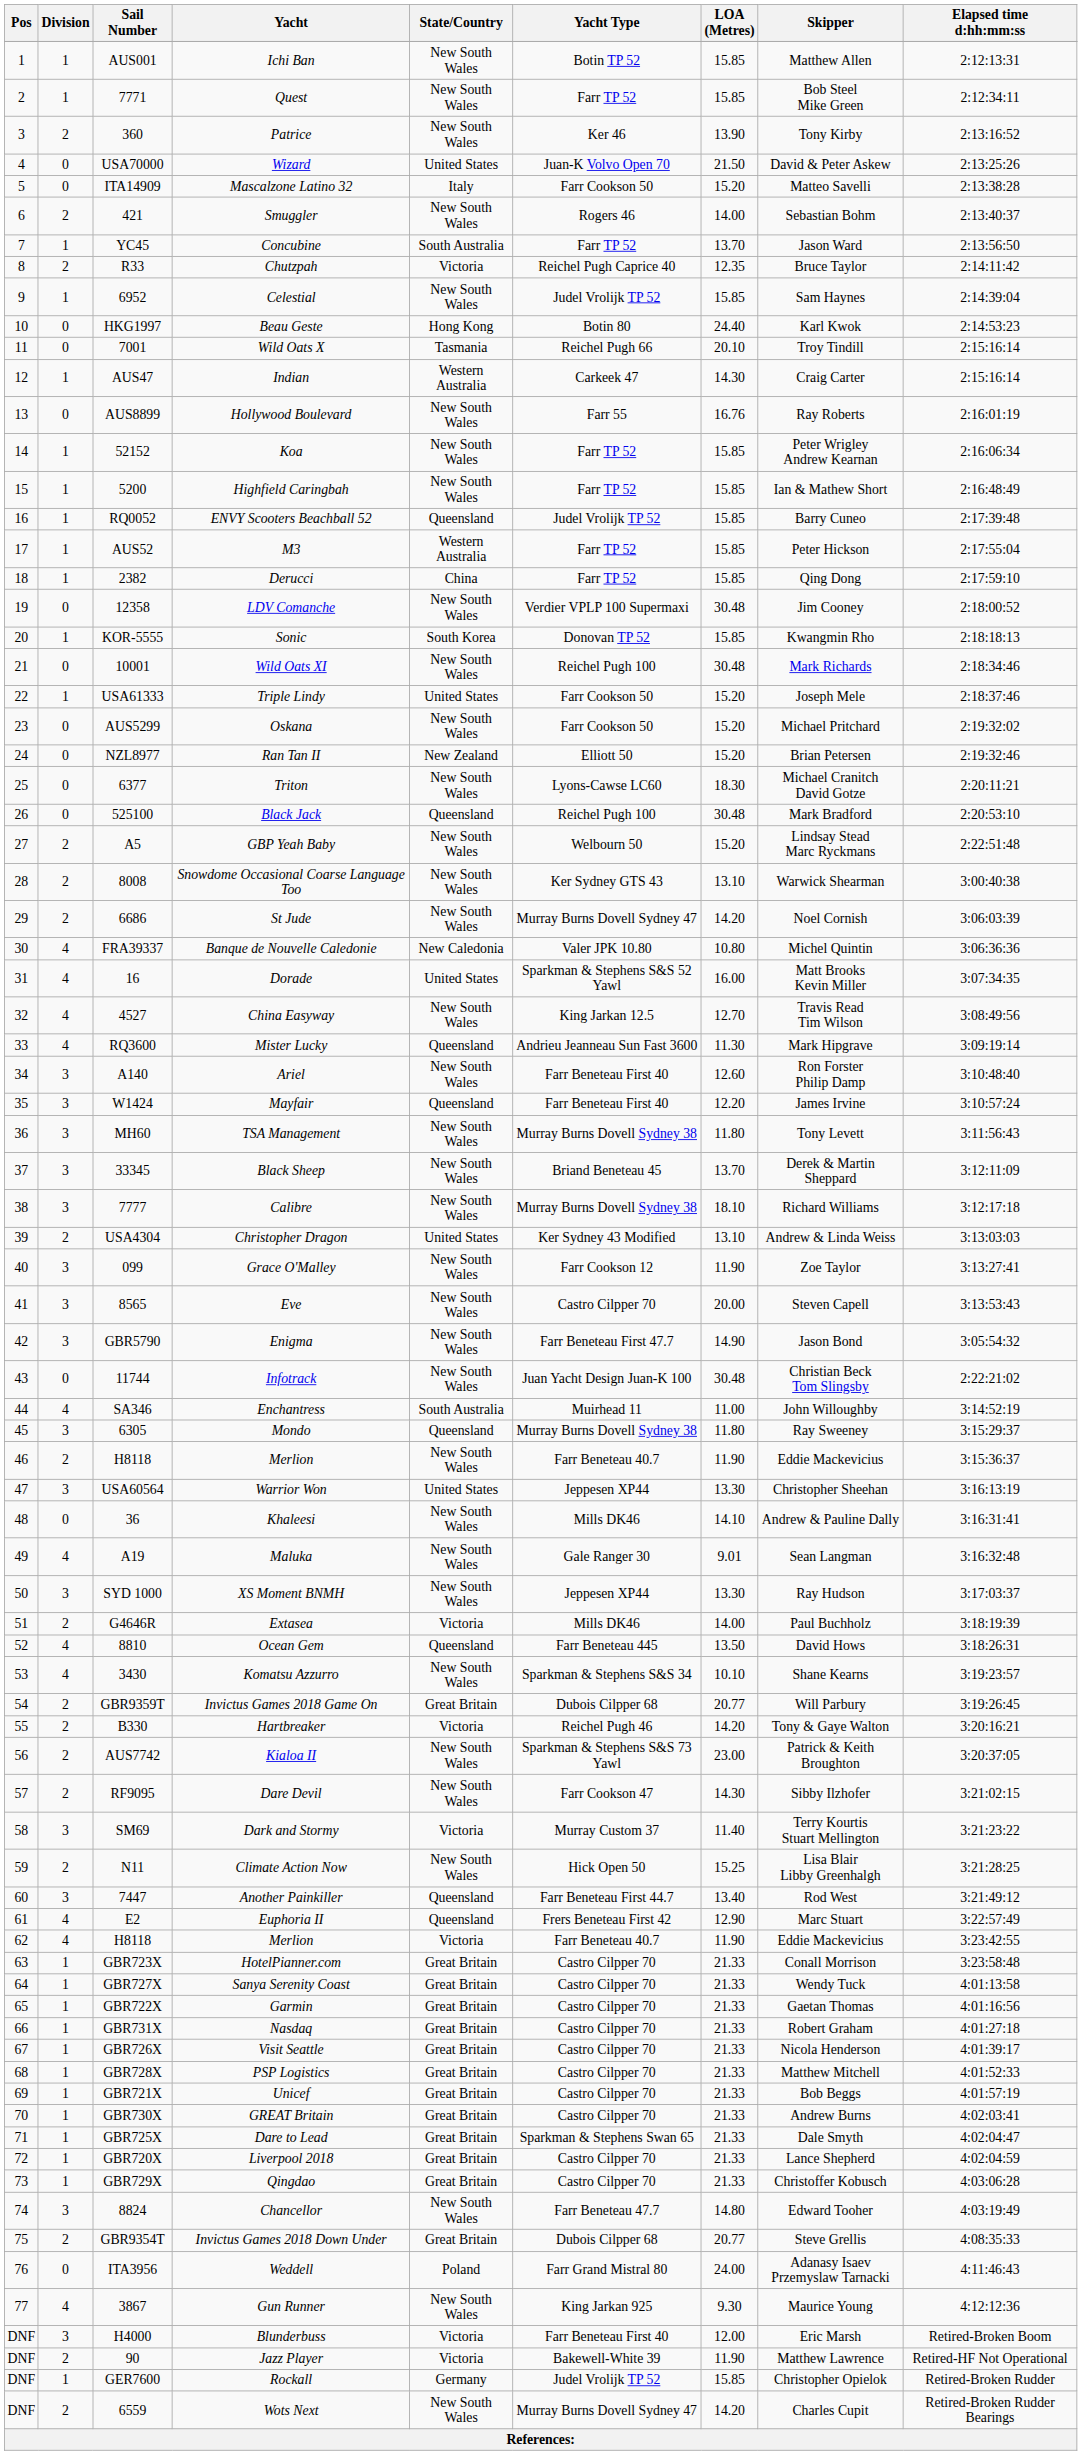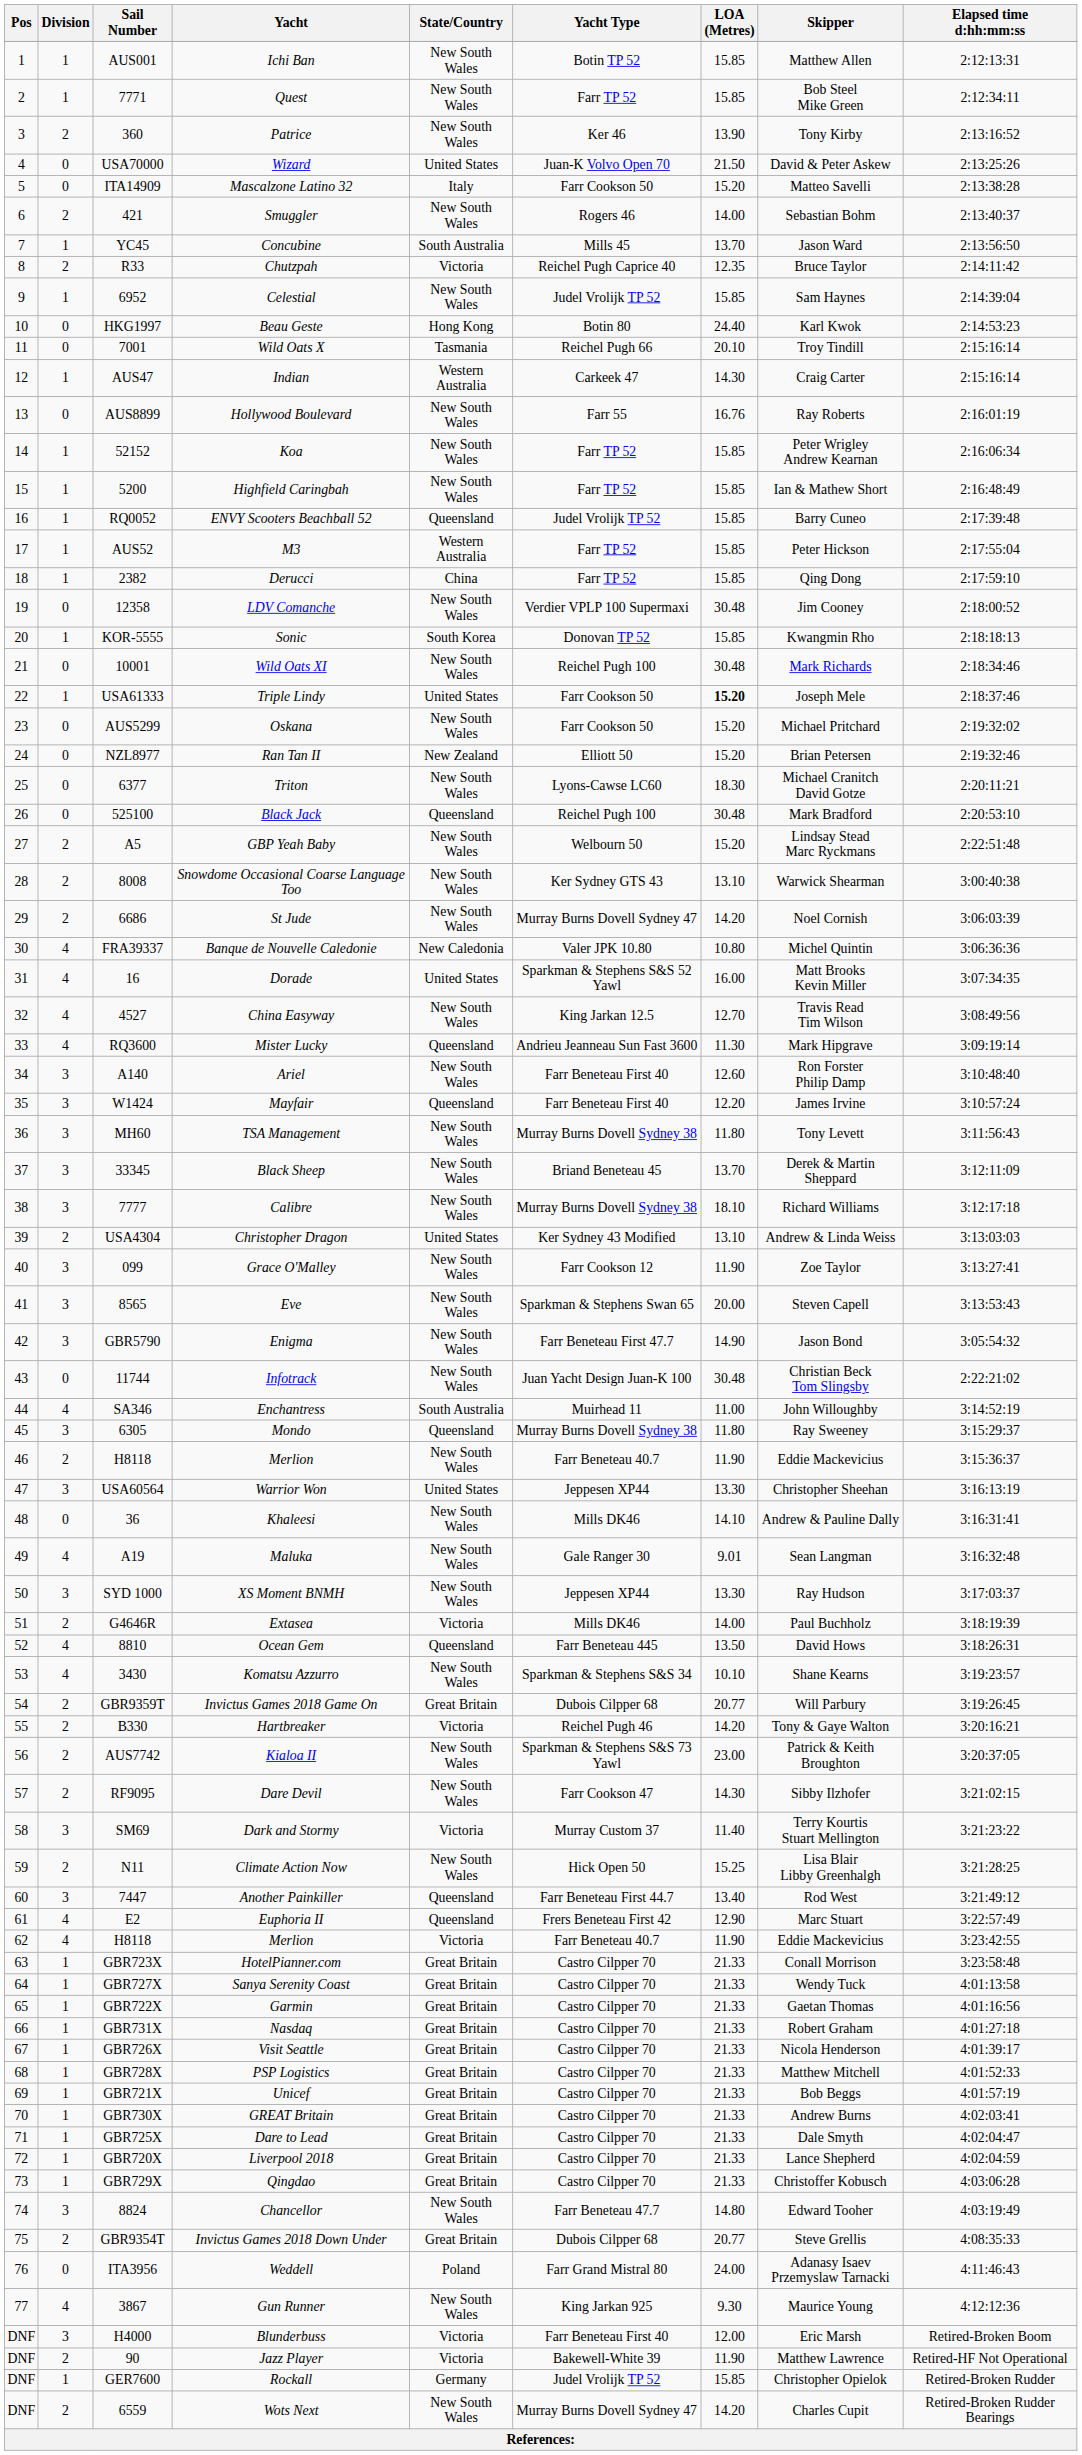(607, 245) Farr TP 52 -> (607, 245) Mills 45
(729, 696) normal -> (729, 696) bold
(607, 1304) Castro Cilpper 70 -> (607, 1304) Sparkman & Stephens Swan 65
(607, 2137) Sparkman & Stephens Swan 65 -> (607, 2137) Castro Cilpper 70
